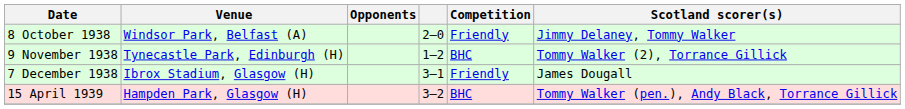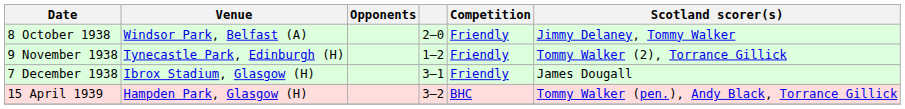(461, 54) BHC -> (479, 54) Friendly
